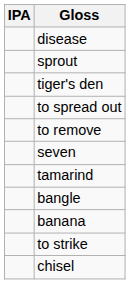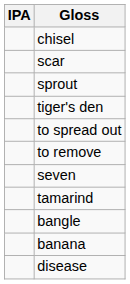rows swapped: (62, 38) <-> (56, 267)
+ row: (51, 61)
- row: (63, 244)
